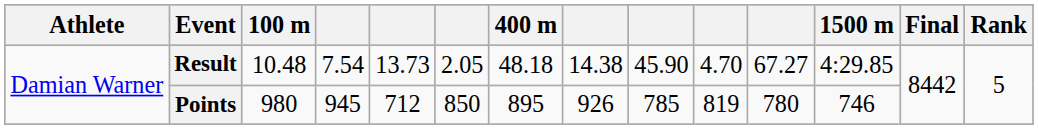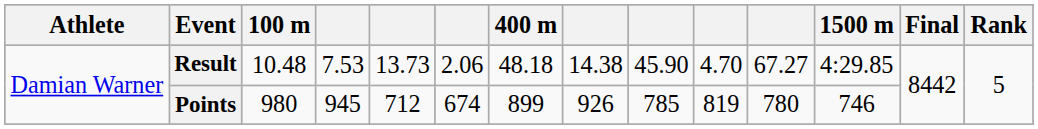(343, 64) 7.54 -> (343, 64) 7.53
(462, 64) 2.05 -> (462, 64) 2.06
(462, 104) 850 -> (462, 104) 674
(526, 104) 895 -> (526, 104) 899
